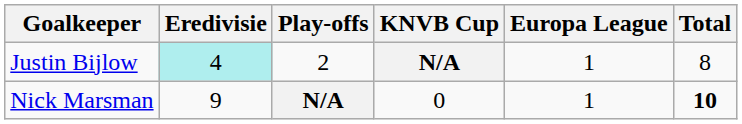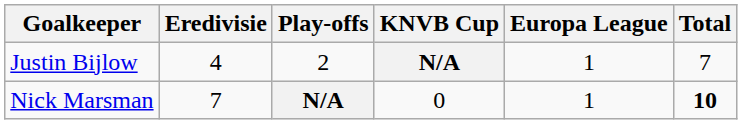(216, 61) paleturquoise background -> (216, 61) no background
(705, 61) 8 -> (705, 61) 7
(216, 99) 9 -> (216, 99) 7
